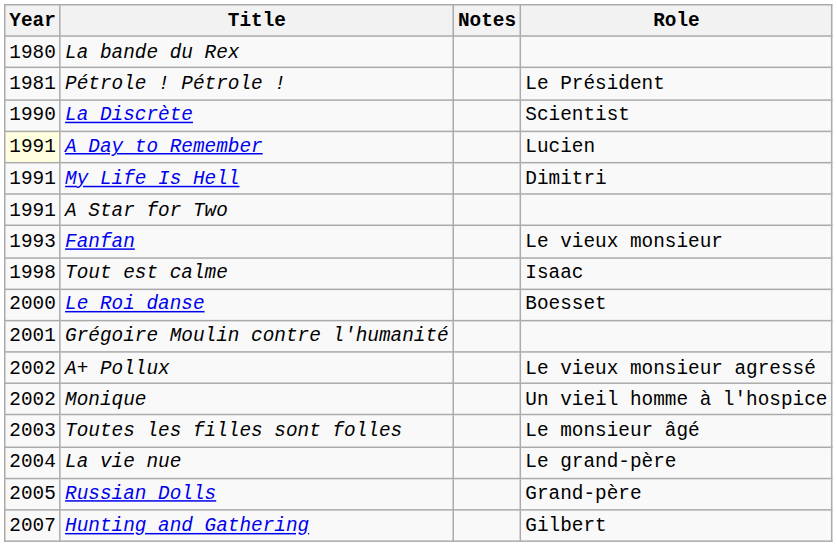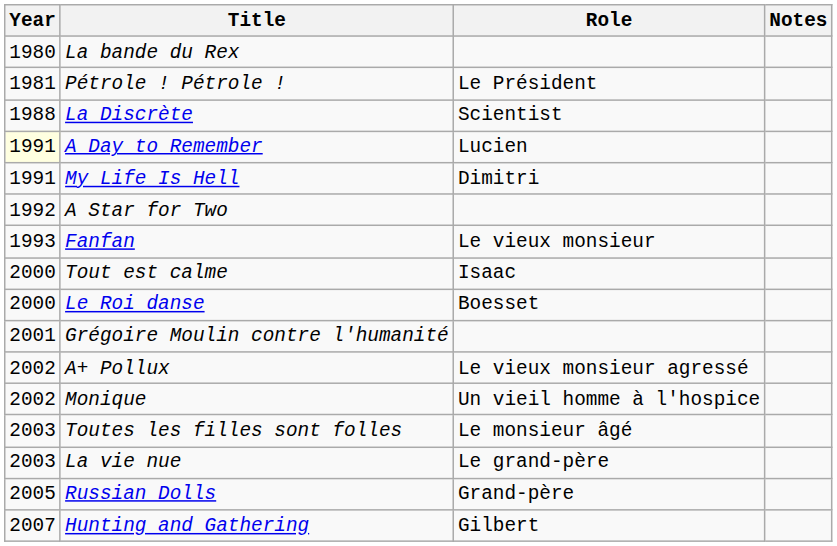columns swapped: (676, 21) <-> (487, 21)
(33, 115) 1990 -> (33, 115) 1988
(33, 210) 1991 -> (33, 210) 1992
(33, 273) 1998 -> (33, 273) 2000
(33, 463) 2004 -> (33, 463) 2003
